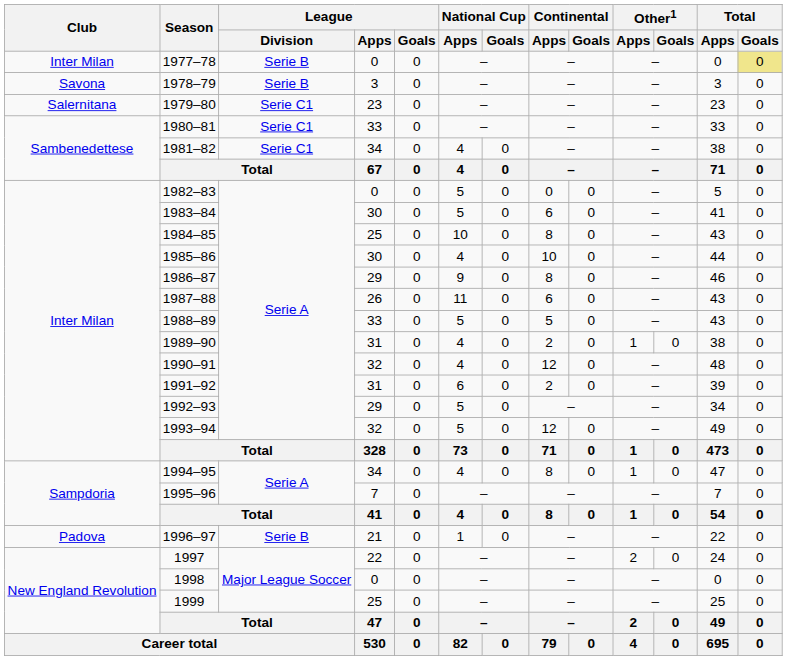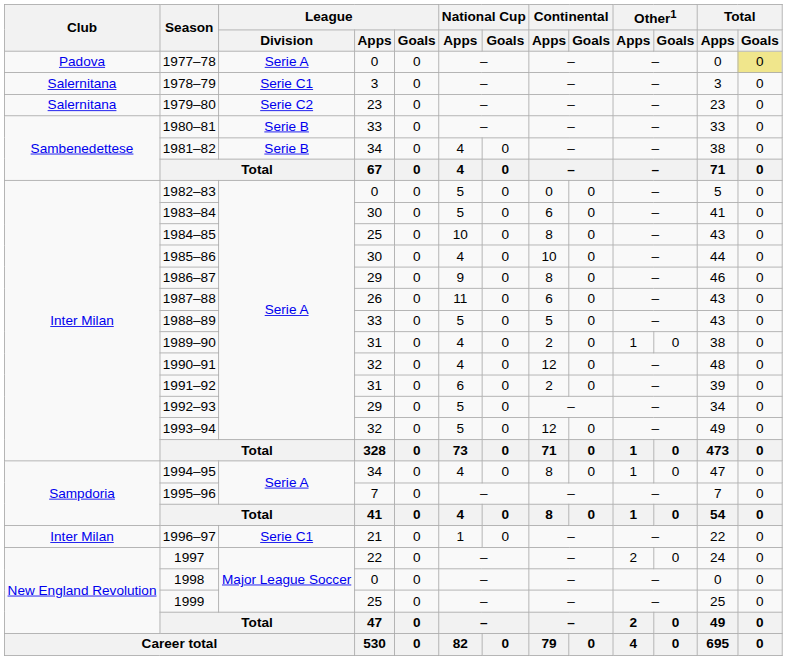(82, 62) Inter Milan -> (82, 62) Padova
(287, 62) Serie B -> (287, 62) Serie A
(82, 83) Savona -> (82, 83) Salernitana
(287, 83) Serie B -> (287, 83) Serie C1
(287, 105) Serie C1 -> (287, 105) Serie C2
(287, 126) Serie C1 -> (287, 126) Serie B
(287, 148) Serie C1 -> (287, 148) Serie B
(82, 536) Padova -> (82, 536) Inter Milan
(287, 536) Serie B -> (287, 536) Serie C1
